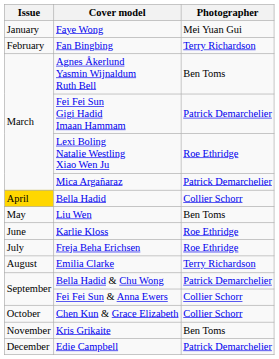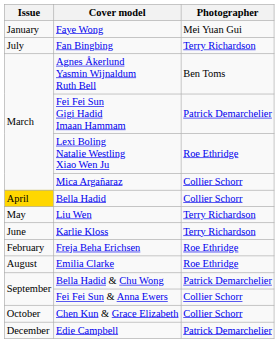(25, 45) February -> (15, 45) July
(228, 181) Patrick Demarchelier -> (213, 181) Collier Schorr
(204, 214) Ben Toms -> (219, 214) Terry Richardson
(211, 231) Roe Ethridge -> (219, 231) Terry Richardson
(15, 247) July -> (25, 247) February
(219, 264) Terry Richardson -> (211, 264) Roe Ethridge
- row: (83, 330)
